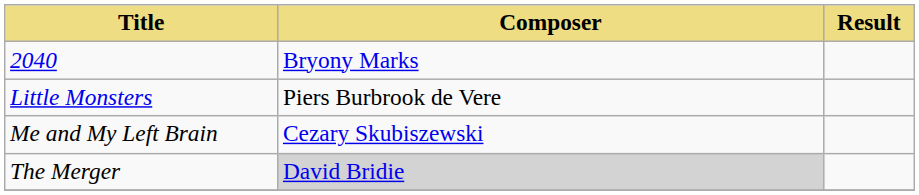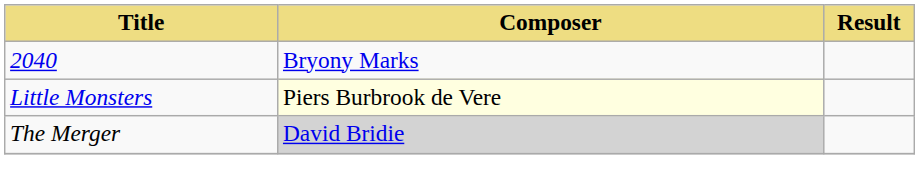(392, 97) no background -> (392, 97) lightyellow background
- row: (114, 134)
